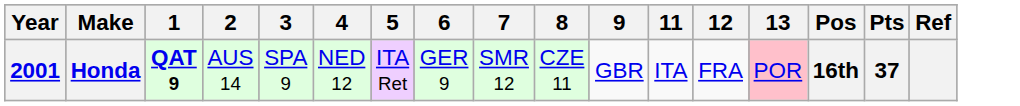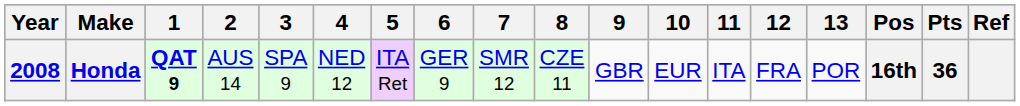+ column: (678, 22)
(35, 70) 2001 -> (35, 70) 2008
(778, 70) pink background -> (836, 70) no background
(887, 70) 37 -> (945, 70) 36
